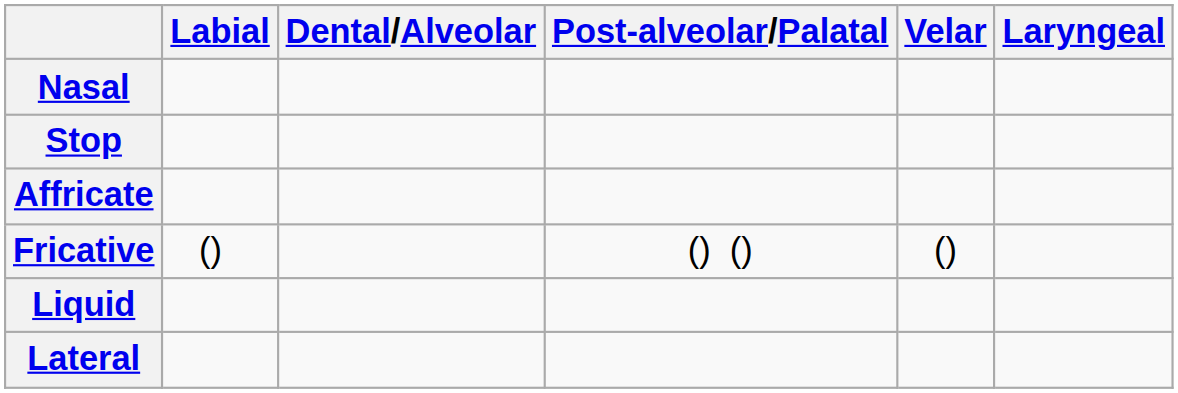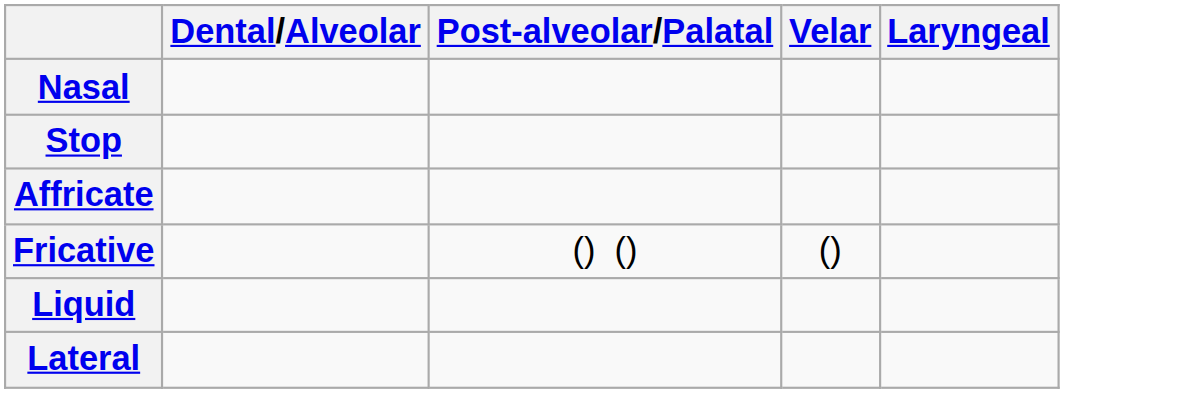- column: (220, 31)
